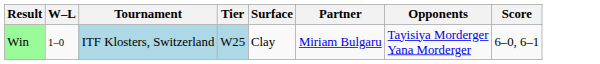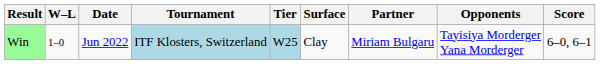+ column: (105, 14)
